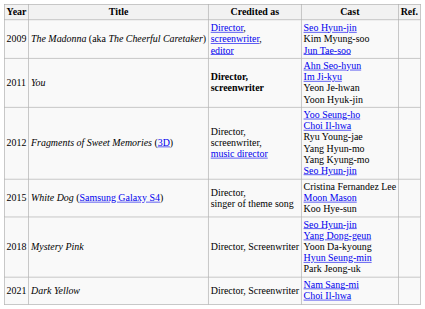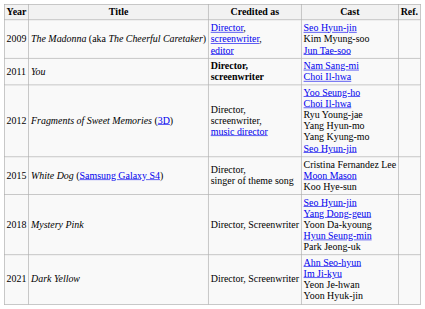(333, 82) Ahn Seo-hyun Im Ji-kyu Yeon Je-hwan Yoon Hyuk-jin -> (331, 71) Nam Sang-mi Choi Il-hwa
(331, 290) Nam Sang-mi Choi Il-hwa -> (333, 279) Ahn Seo-hyun Im Ji-kyu Yeon Je-hwan Yoon Hyuk-jin
